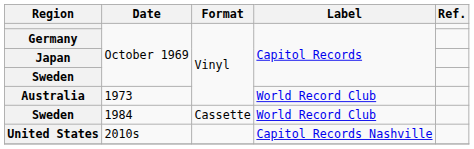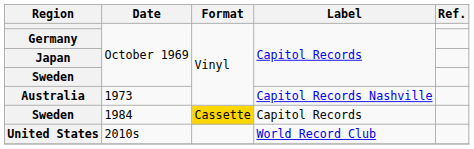(316, 96) World Record Club -> (344, 96) Capitol Records Nashville
(223, 115) no background -> (223, 115) gold background
(316, 115) World Record Club -> (309, 115) Capitol Records
(344, 134) Capitol Records Nashville -> (316, 134) World Record Club
